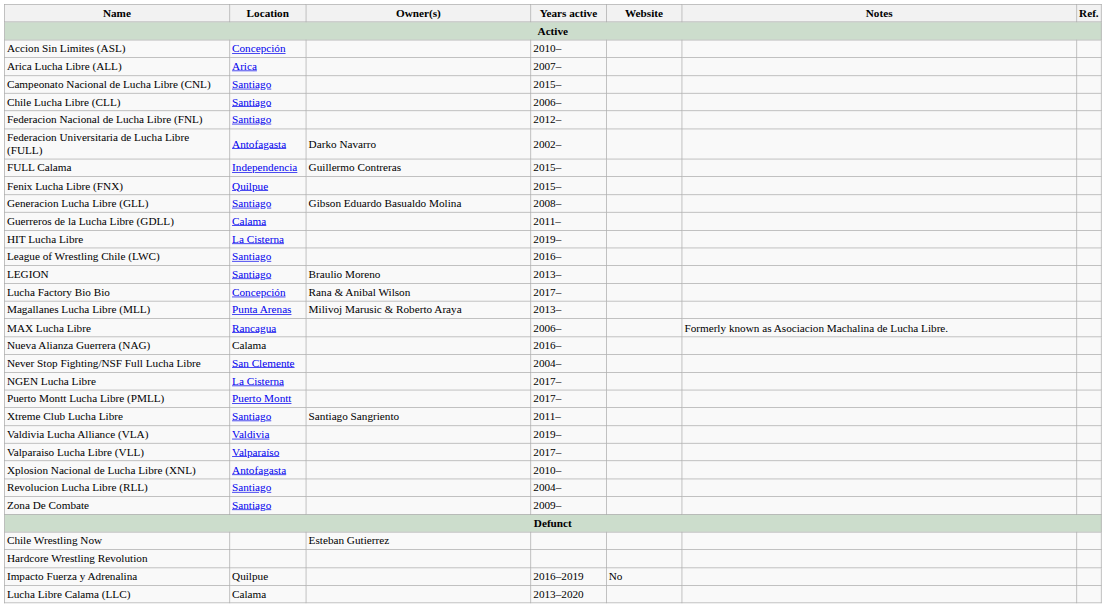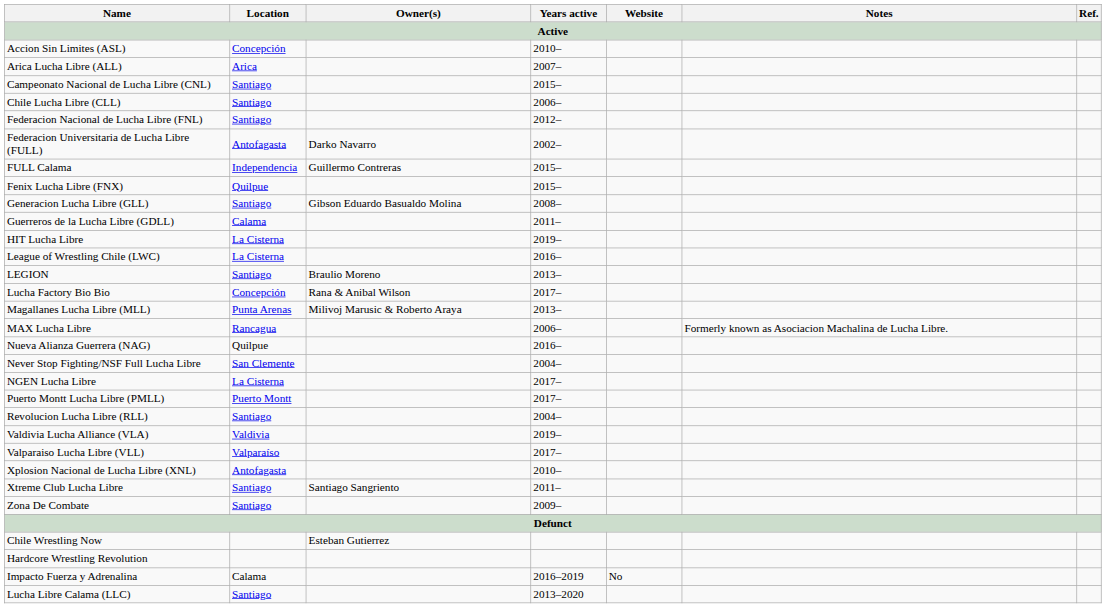(252, 256) Santiago -> (258, 256) La Cisterna
(249, 345) Calama -> (250, 345) Quilpue
rows swapped: (77, 487) <-> (65, 416)
(250, 576) Quilpue -> (249, 576) Calama
(249, 594) Calama -> (252, 594) Santiago
